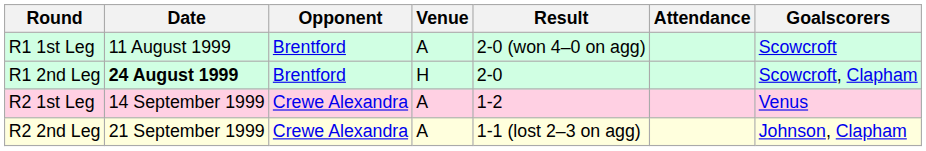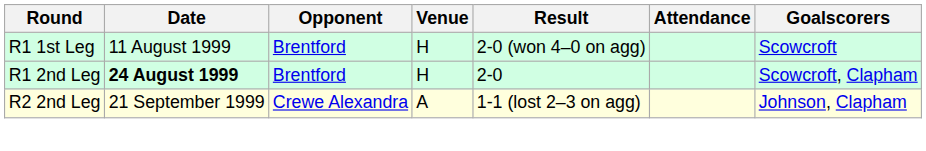(422, 46) A -> (423, 46) H
- row: (52, 103)
